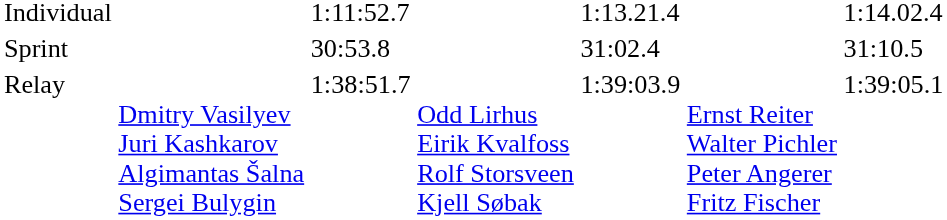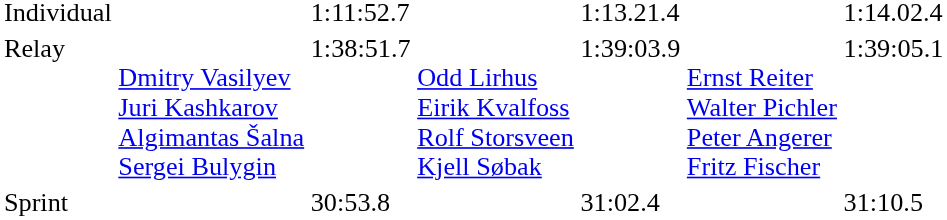rows swapped: (36, 48) <-> (35, 84)
